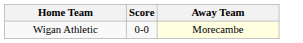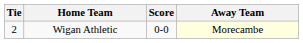+ column: (14, 13)
